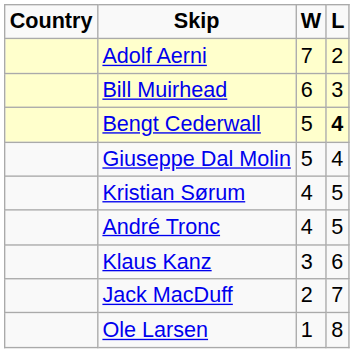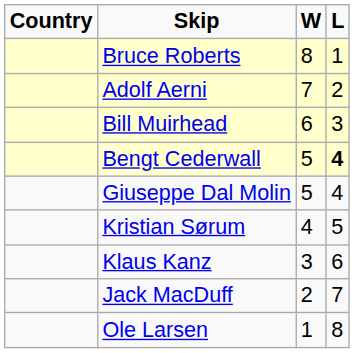+ row: (171, 55)
- row: (161, 227)
